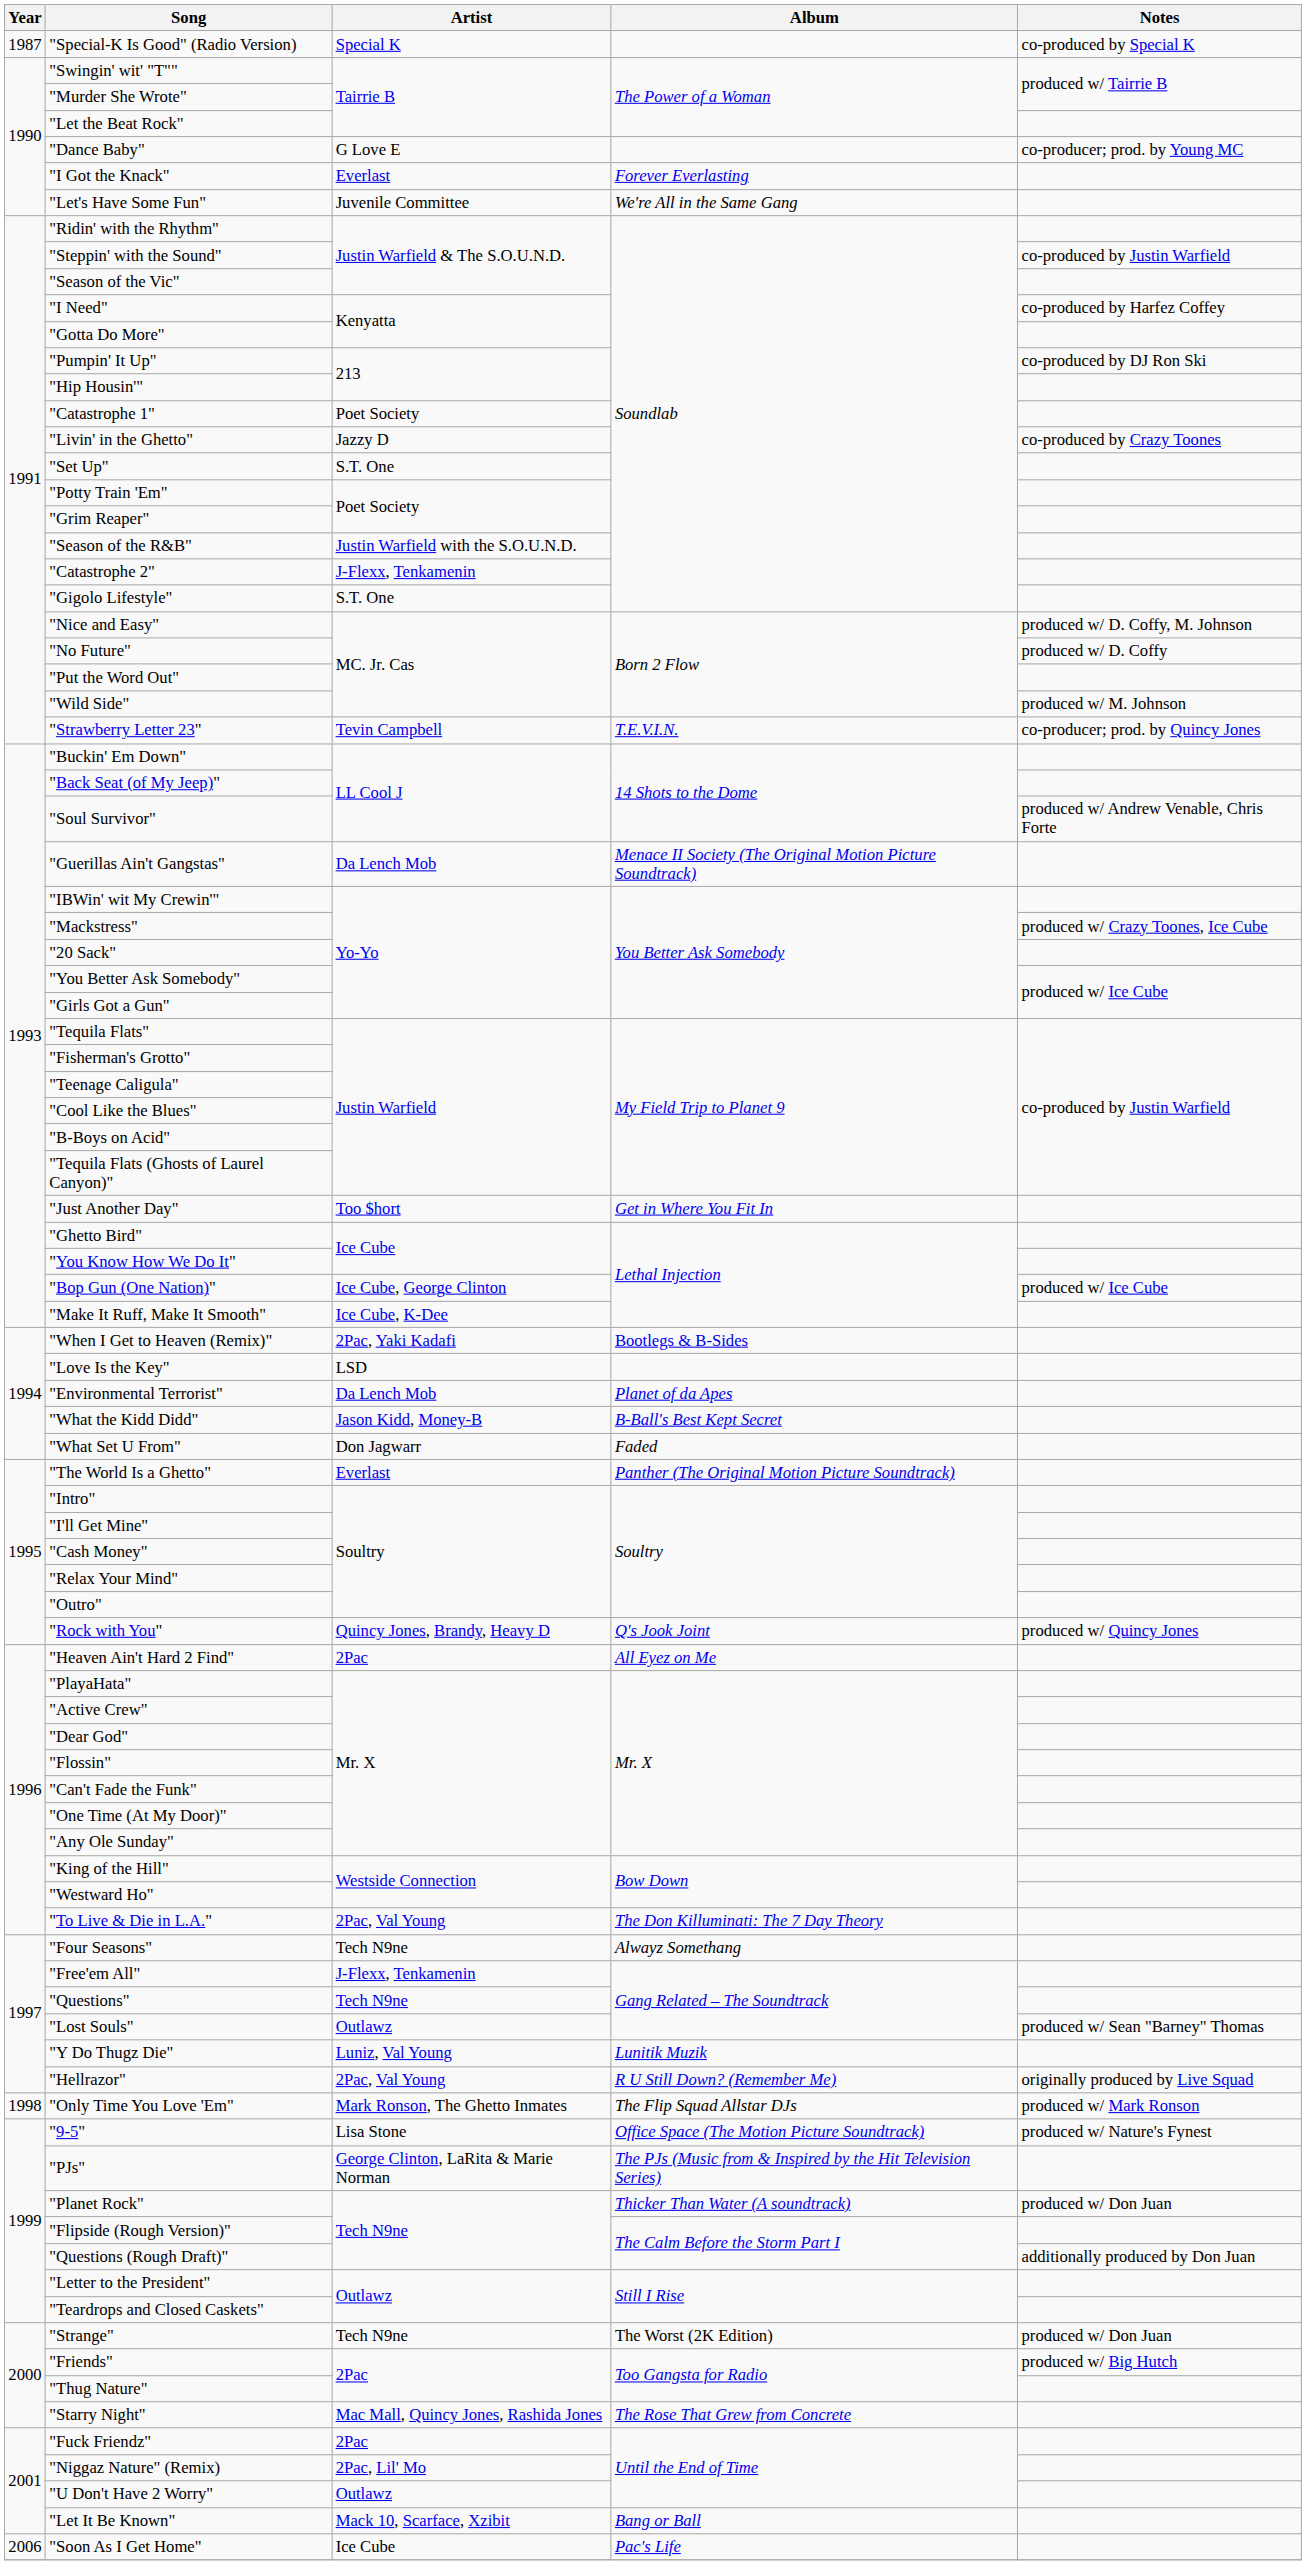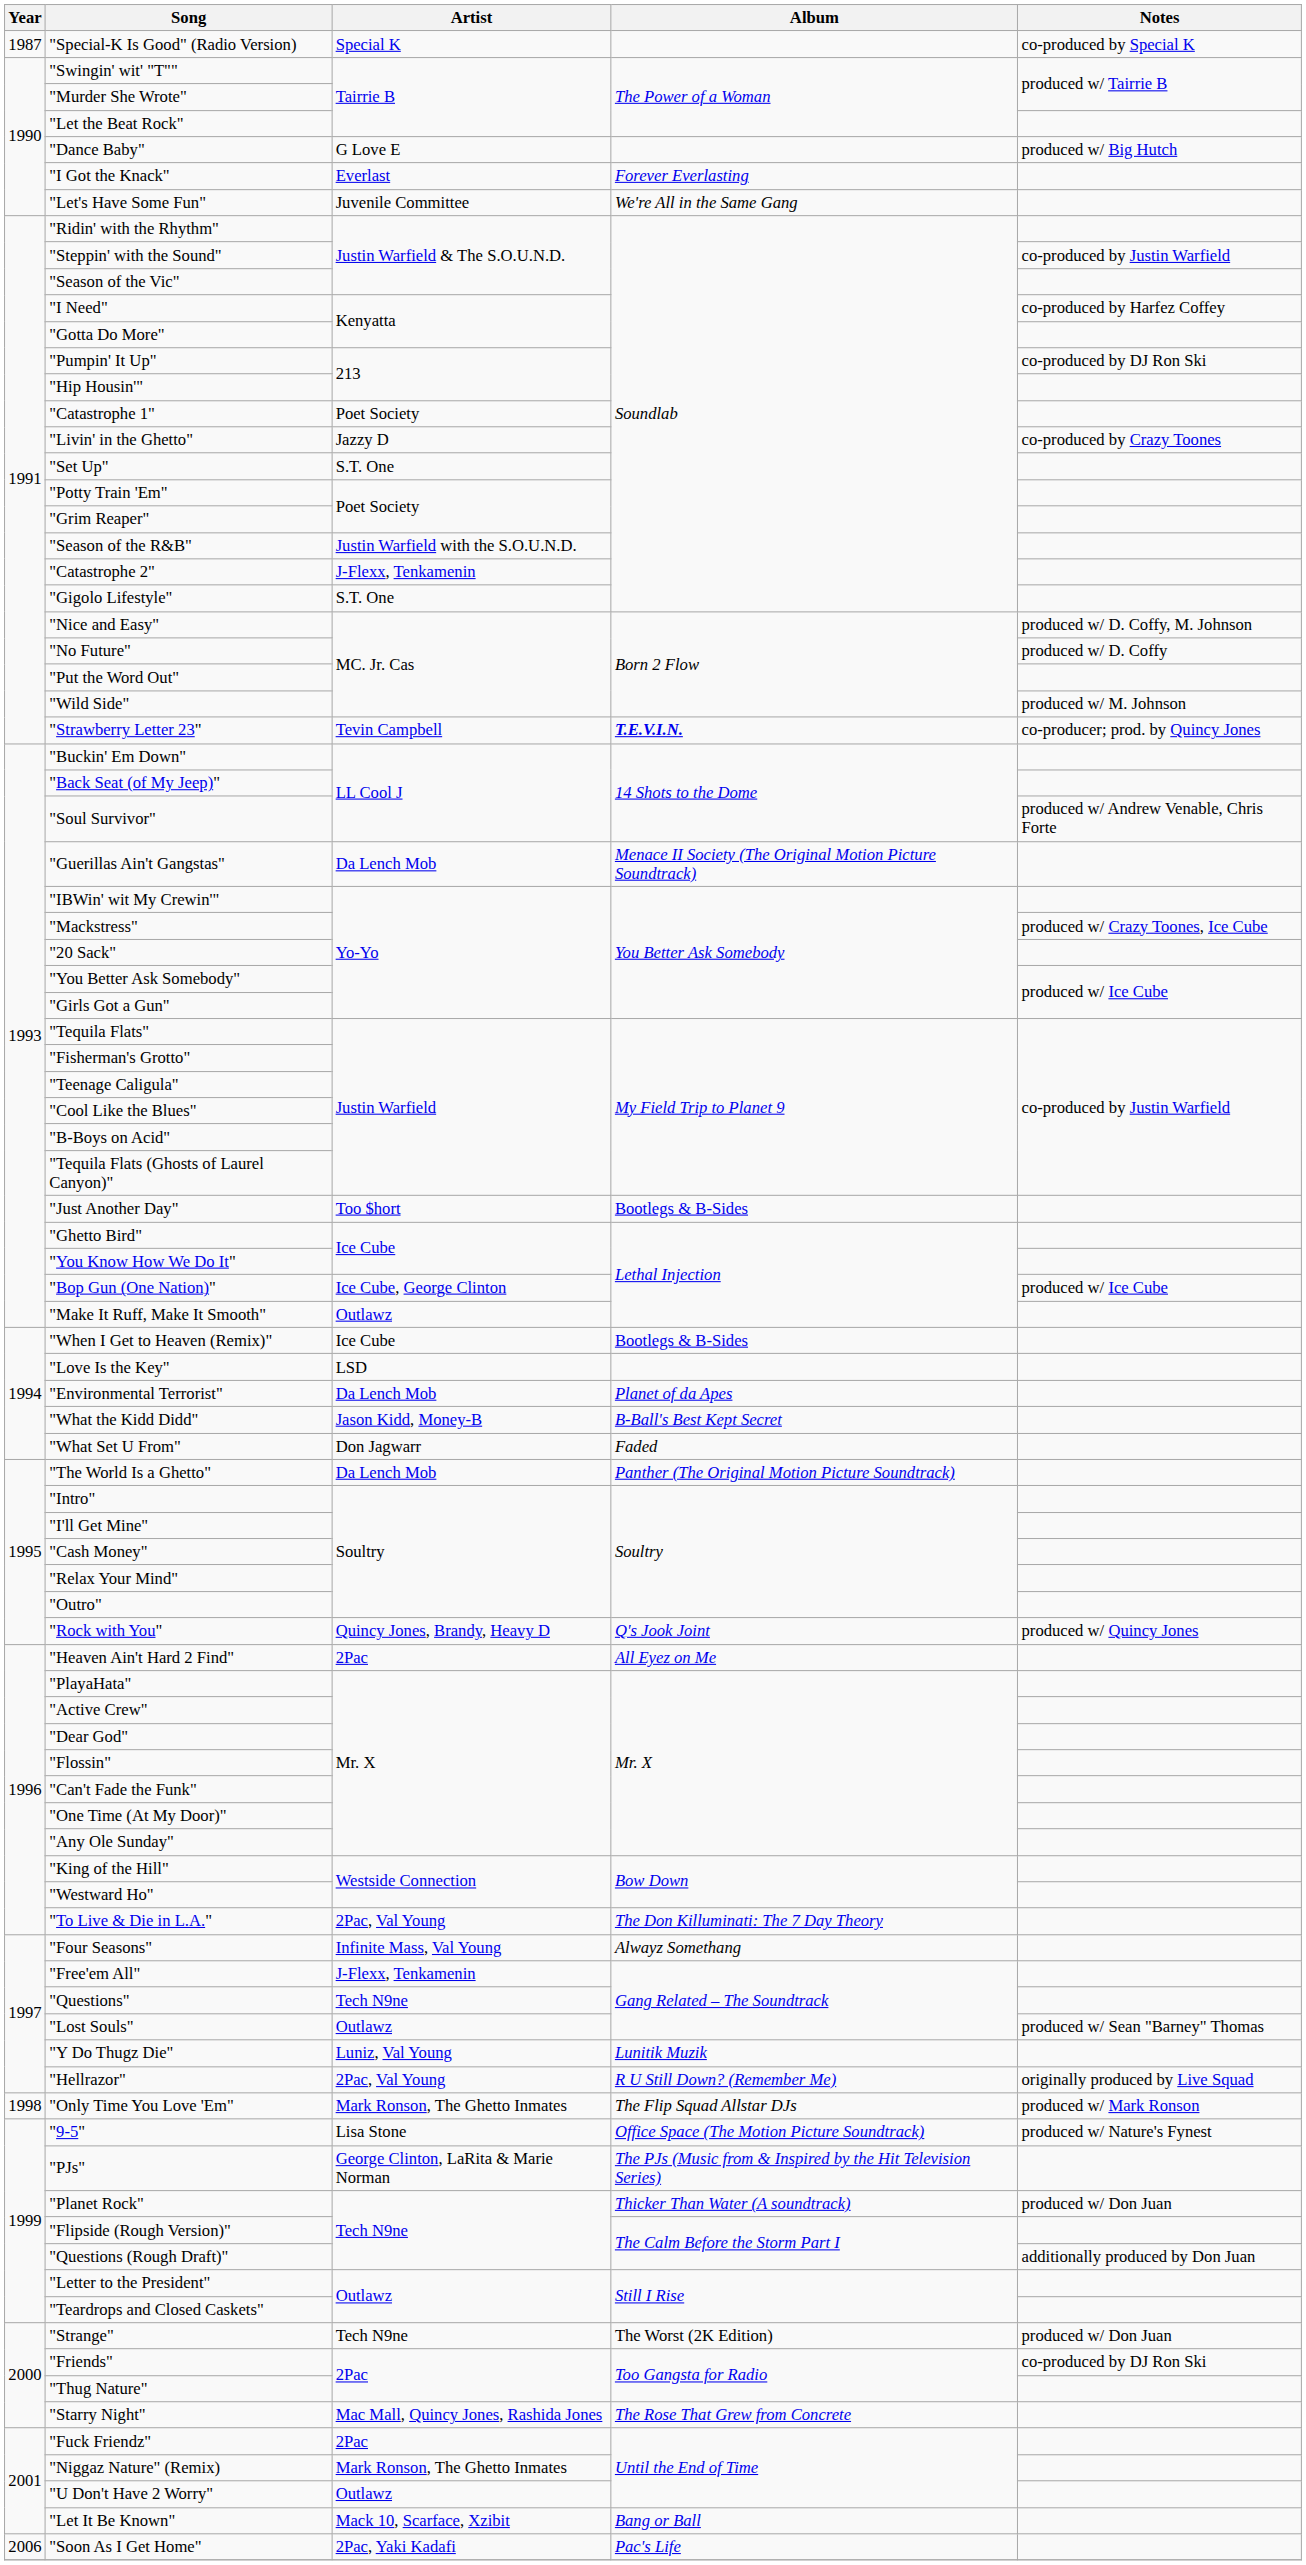(1132, 149) co-producer; prod. by Young MC -> (1099, 149) produced w/ Big Hutch
(647, 730) normal -> (649, 730) bold
(694, 1208) Get in Where You Fit In -> (681, 1208) Bootlegs & B-Sides
(392, 1314) Ice Cube, K-Dee -> (364, 1314) Outlawz
(396, 1340) 2Pac, Yaki Kadafi -> (365, 1340) Ice Cube
(363, 1472) Everlast -> (386, 1472) Da Lench Mob
(372, 1947) Tech N9ne -> (418, 1947) Infinite Mass, Val Young
(1099, 2362) produced w/ Big Hutch -> (1114, 2362) co-produced by DJ Ron Ski
(381, 2467) 2Pac, Lil' Mo -> (451, 2467) Mark Ronson, The Ghetto Inmates
(365, 2546) Ice Cube -> (396, 2546) 2Pac, Yaki Kadafi
